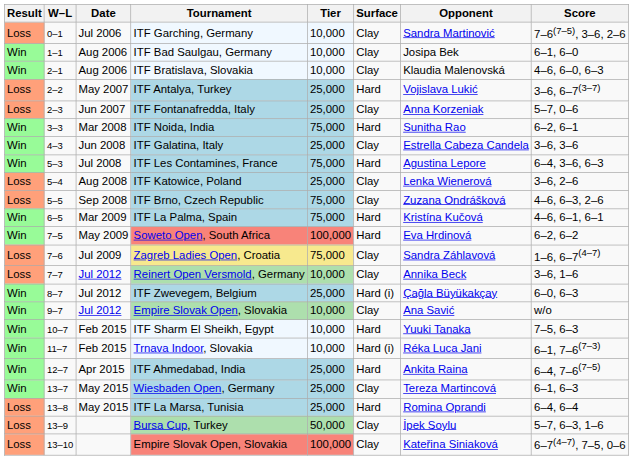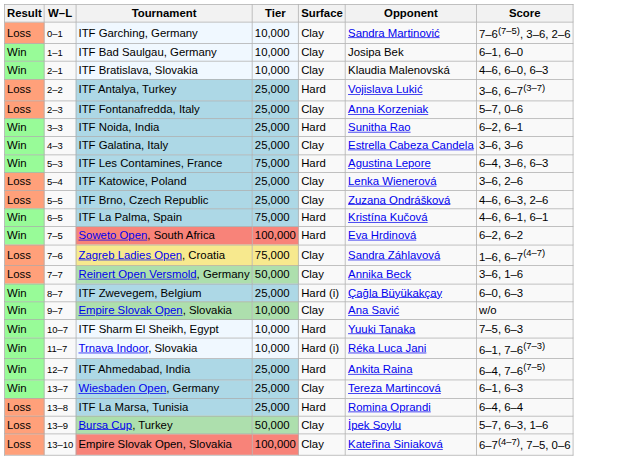- column: (103, 13)
(327, 127) 75,000 -> (272, 127) 25,000
(327, 199) 75,000 -> (272, 199) 25,000
(327, 274) 10,000 -> (272, 274) 50,000
